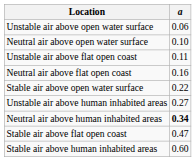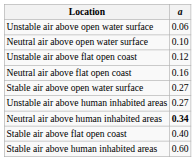(180, 57) 0.11 -> (180, 57) 0.12
(180, 88) 0.22 -> (180, 88) 0.27
(180, 133) 0.47 -> (180, 133) 0.40
